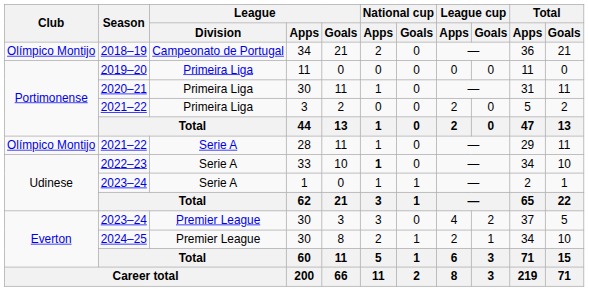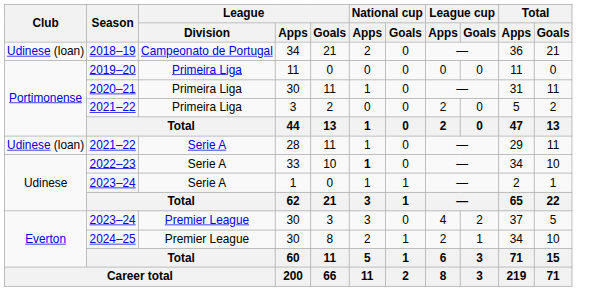(51, 51) Olímpico Montijo -> (46, 51) Udinese (loan)
(51, 145) Olímpico Montijo -> (46, 145) Udinese (loan)
